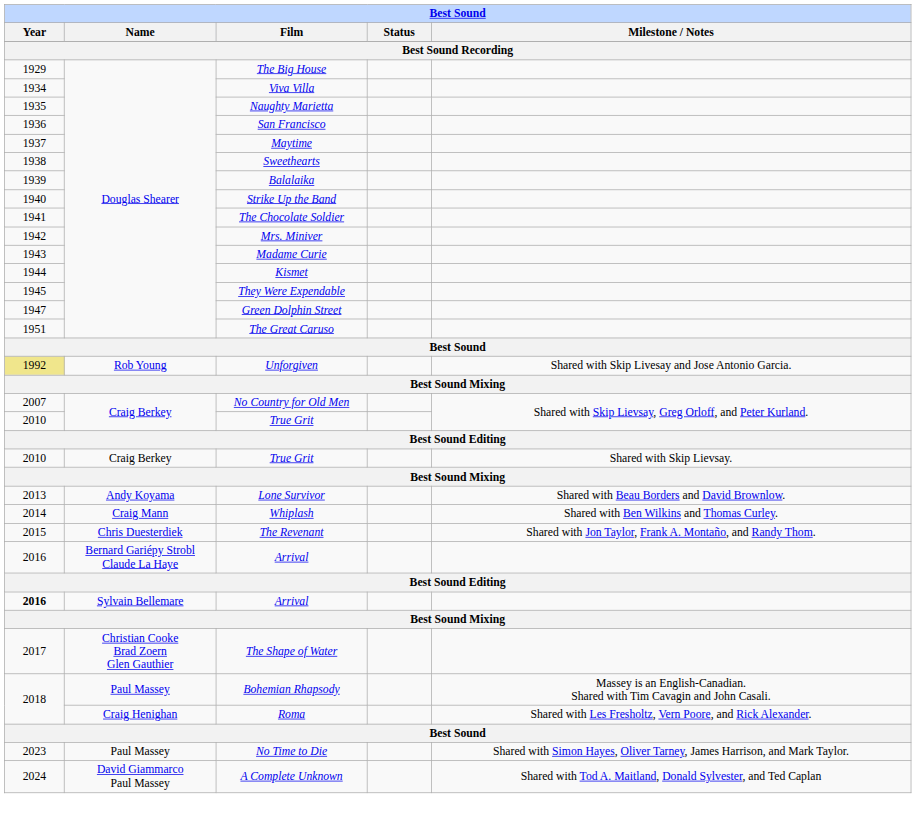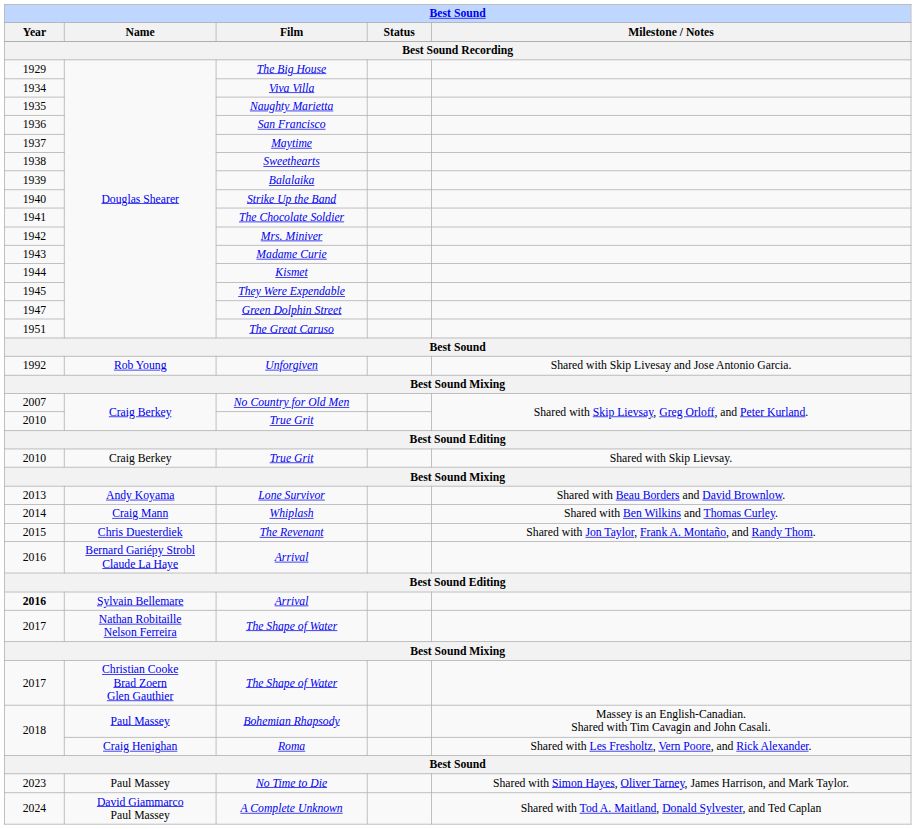(34, 365) khaki background -> (34, 365) no background
+ row: (140, 626)
